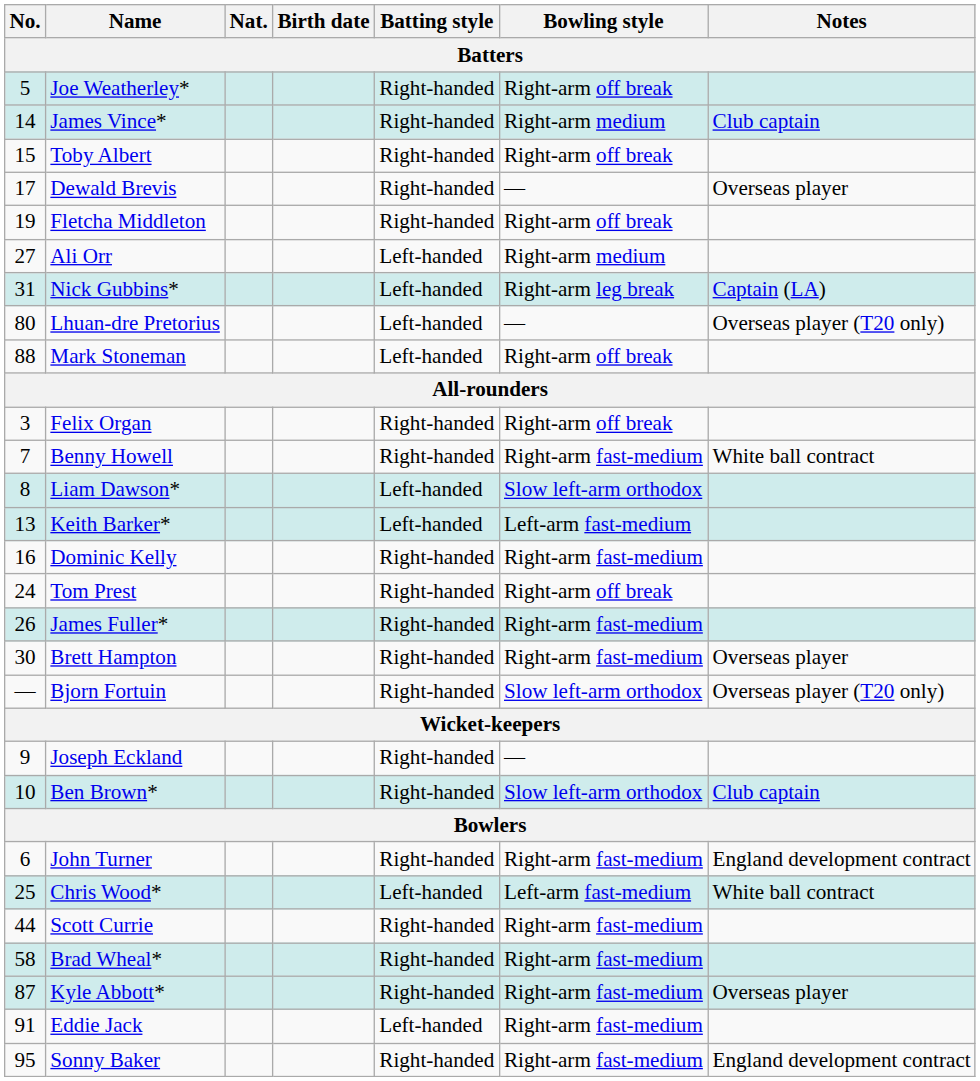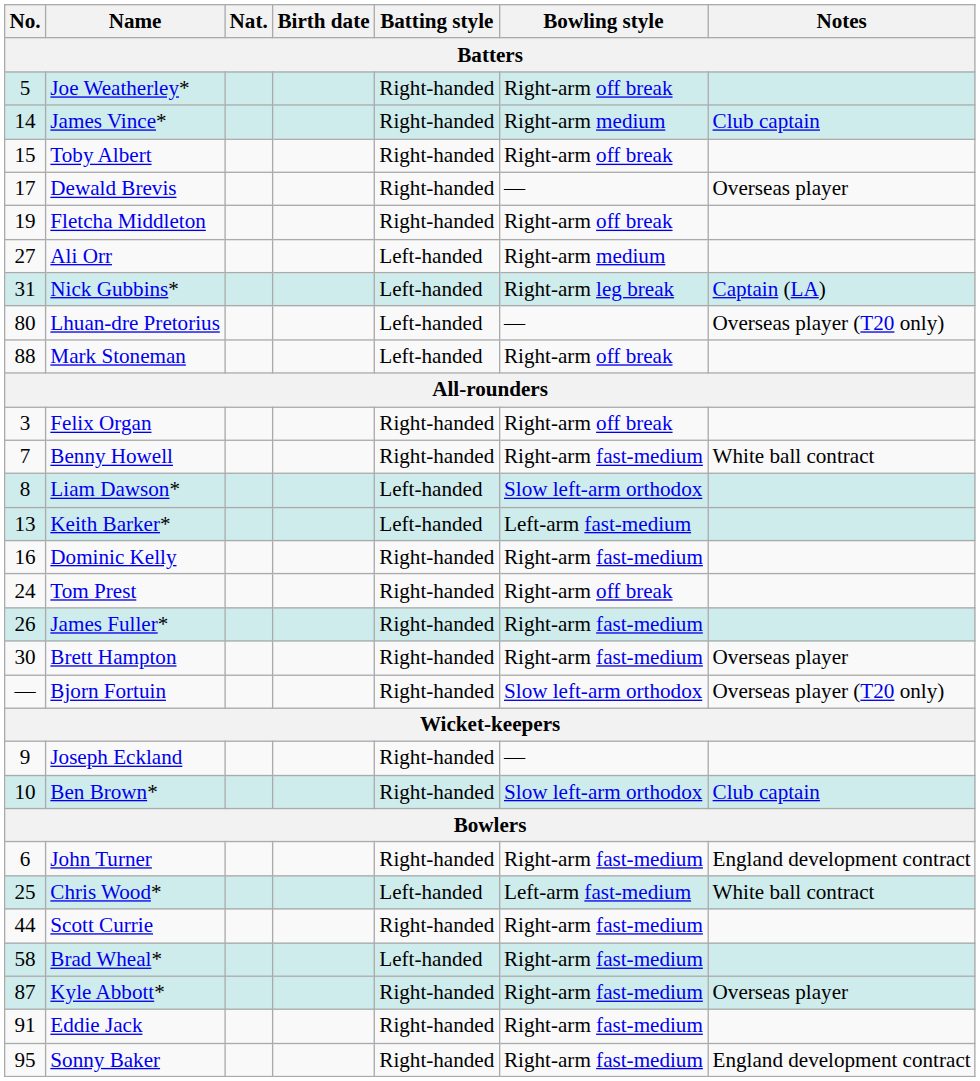(437, 959) Right-handed -> (431, 959) Left-handed
(431, 1026) Left-handed -> (437, 1026) Right-handed
